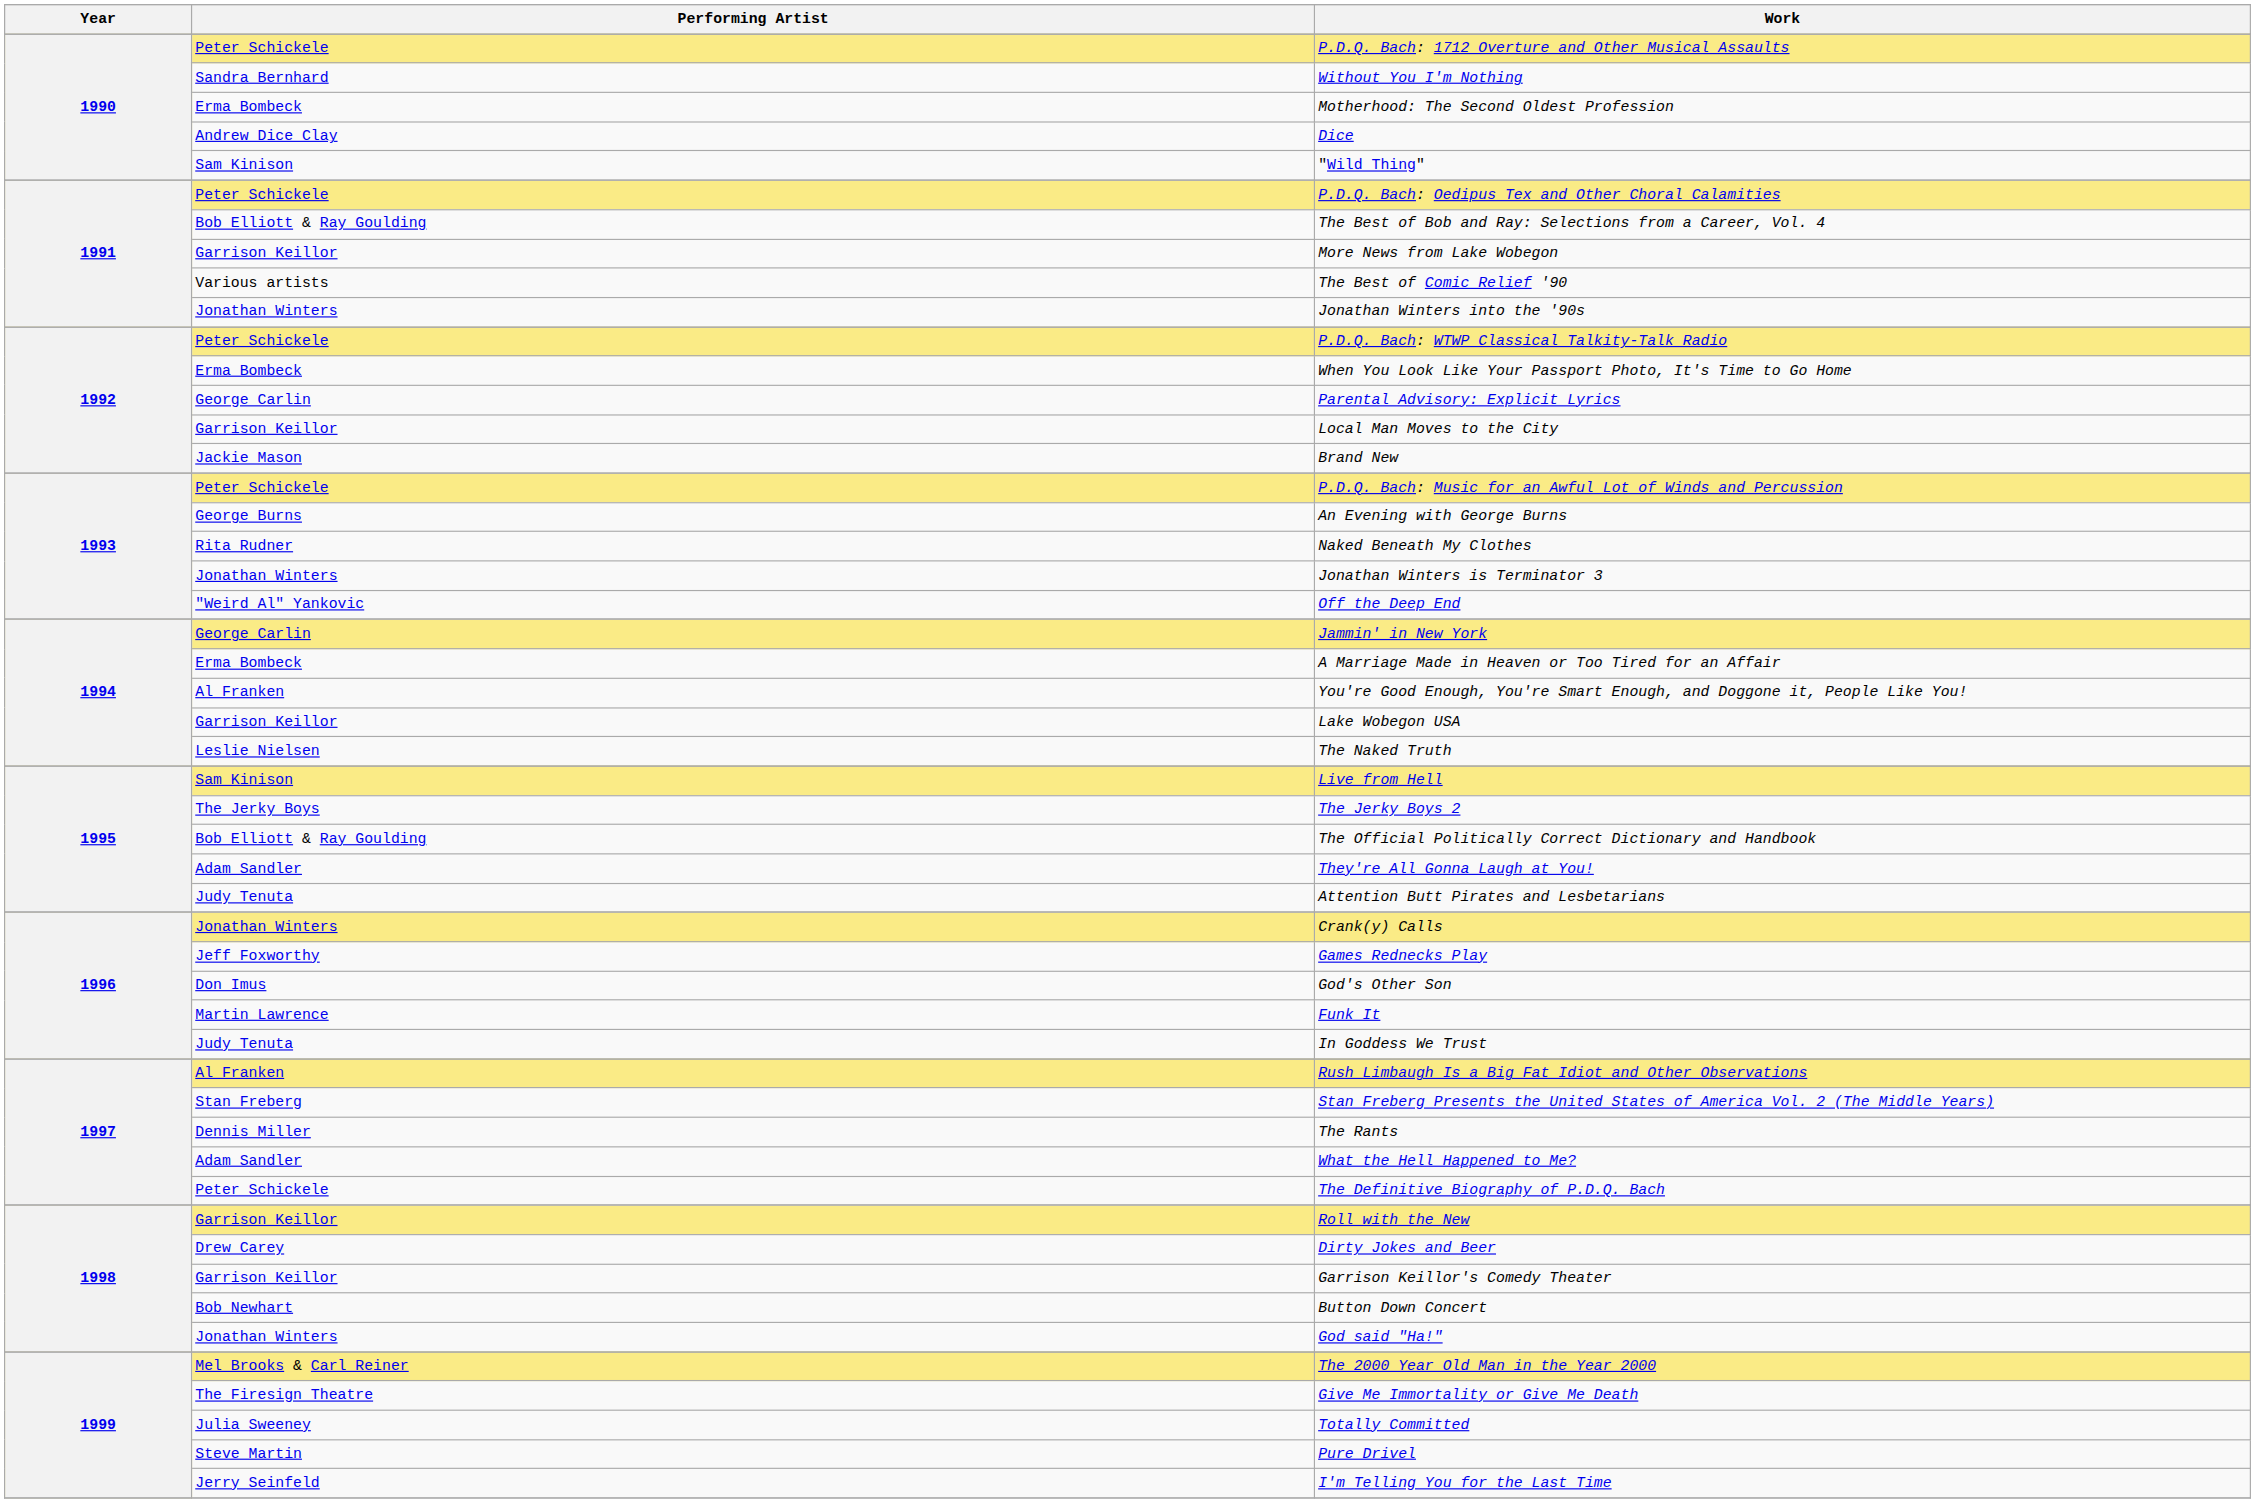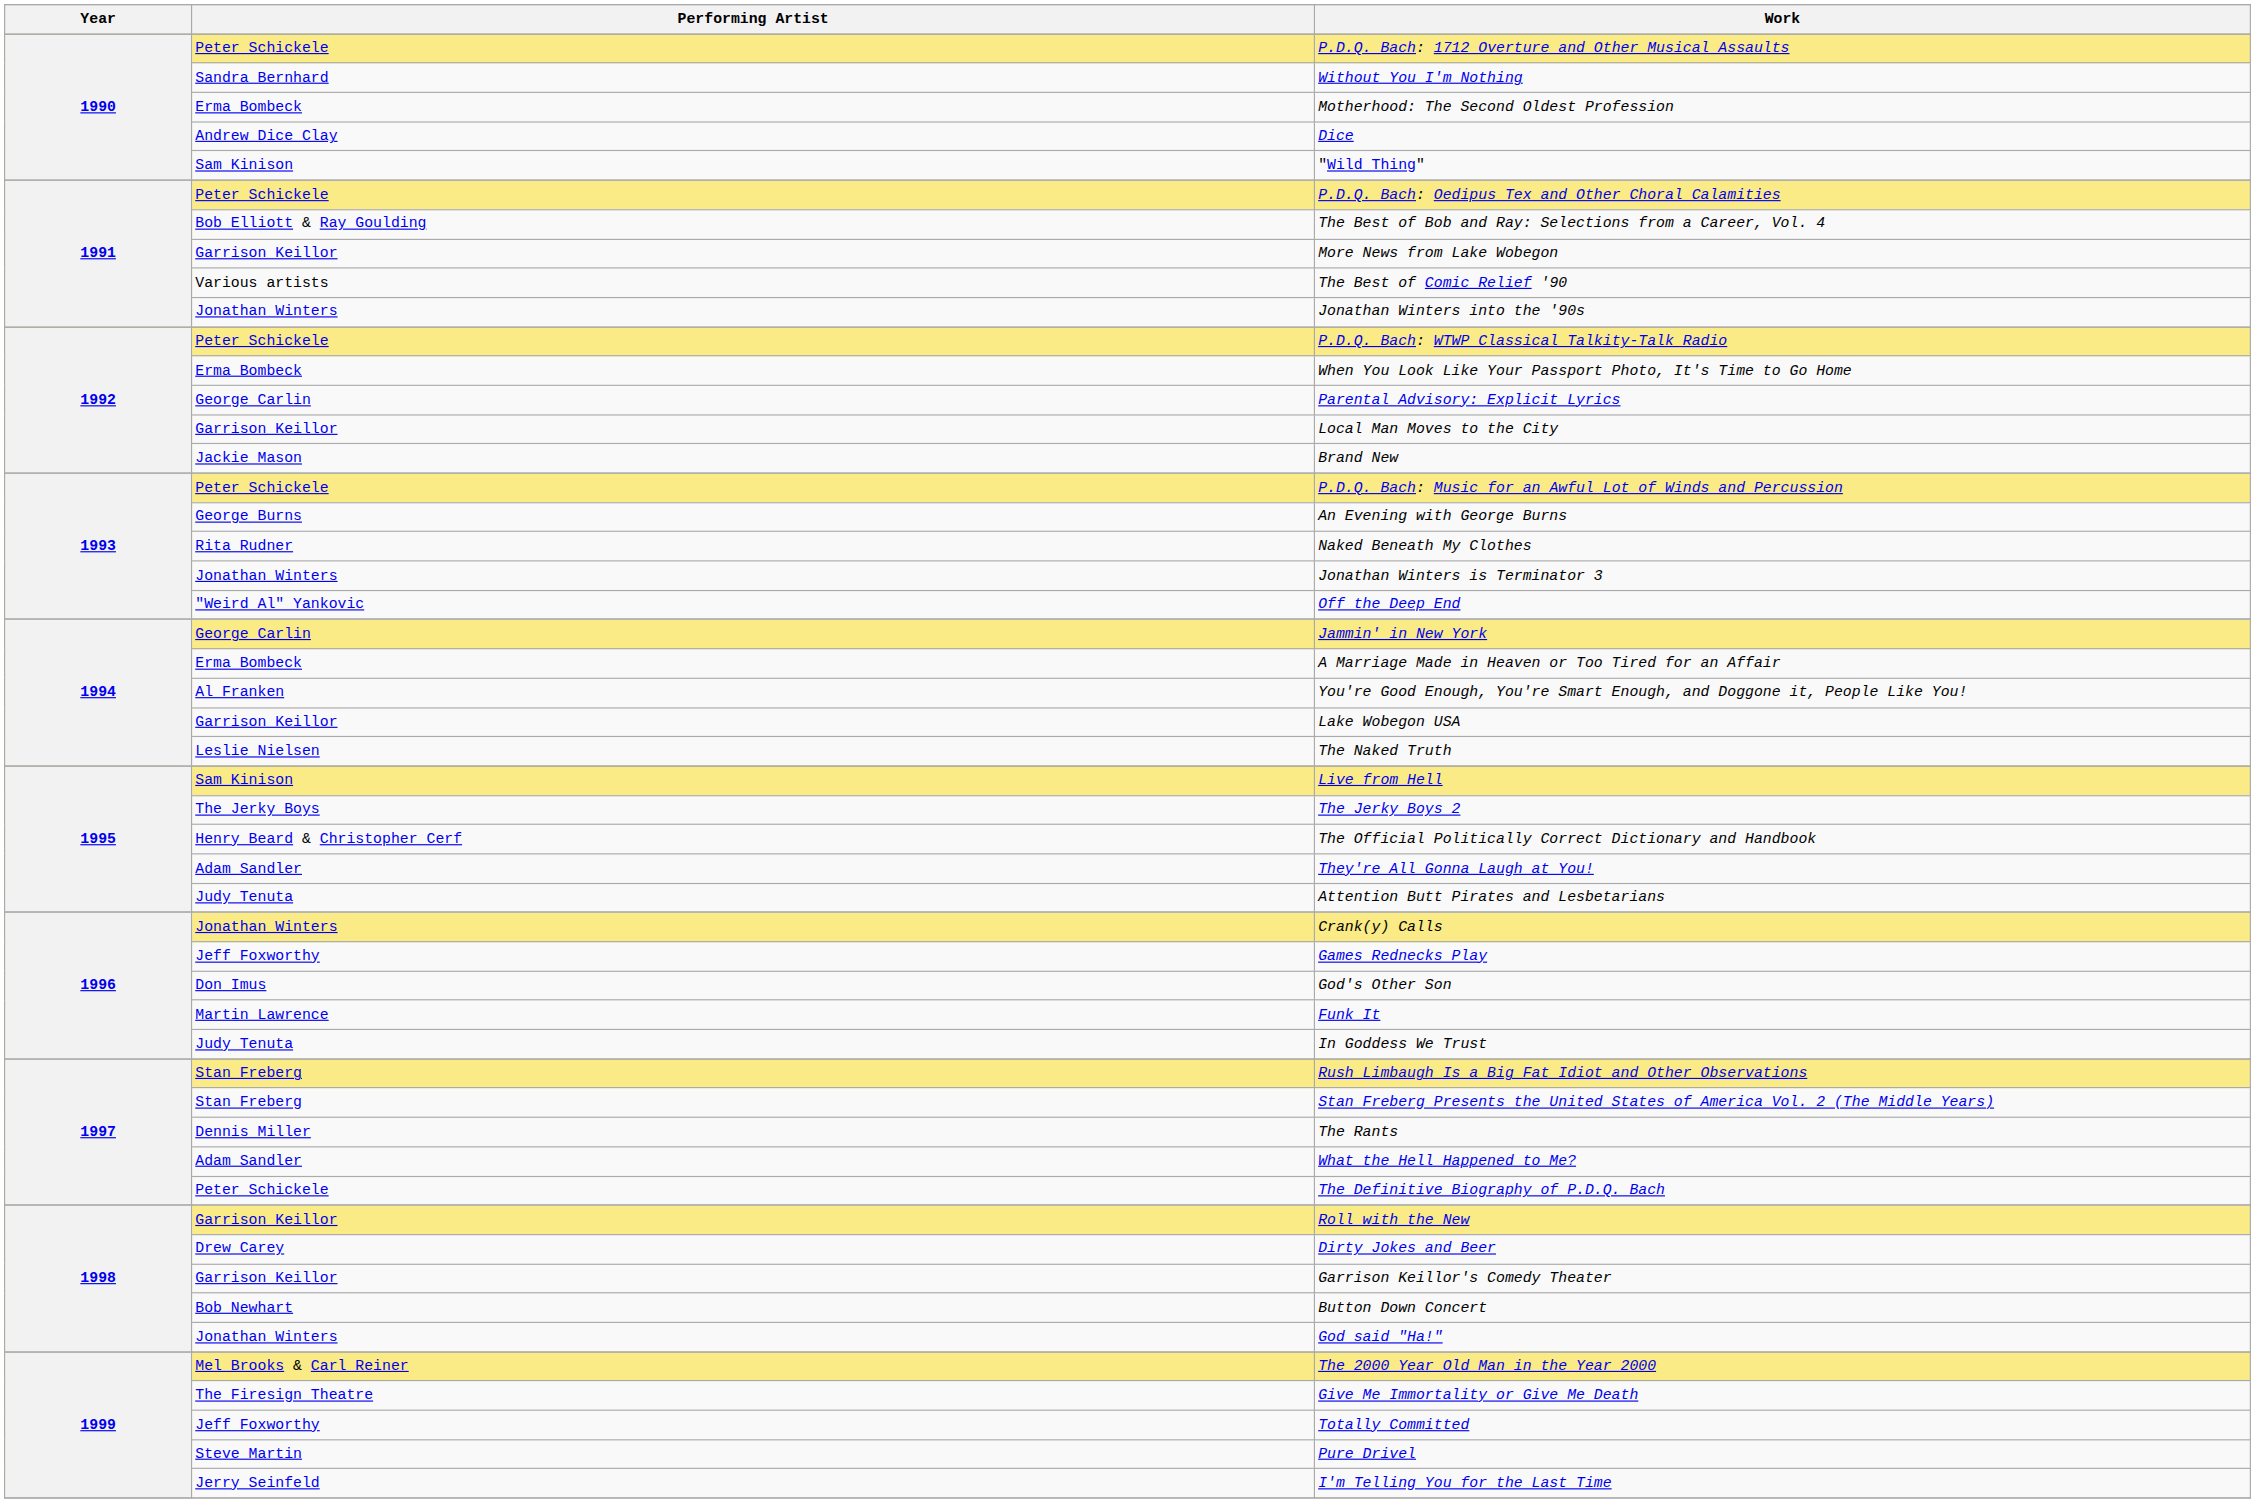(311, 839) Bob Elliott & Ray Goulding -> (329, 839) Henry Beard & Christopher Cerf
(240, 1073) Al Franken -> (249, 1073) Stan Freberg
(253, 1425) Julia Sweeney -> (257, 1425) Jeff Foxworthy
